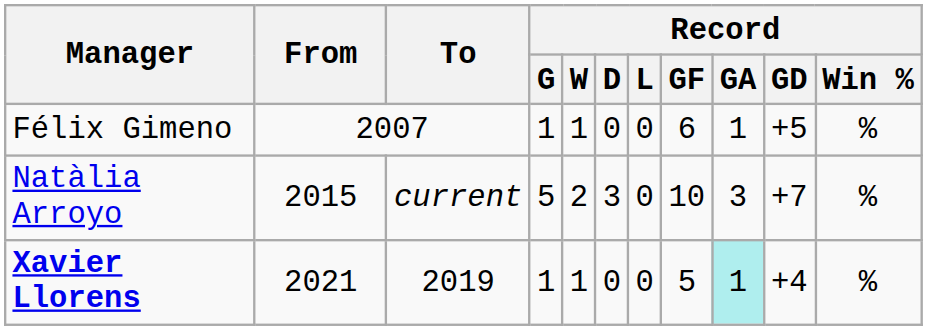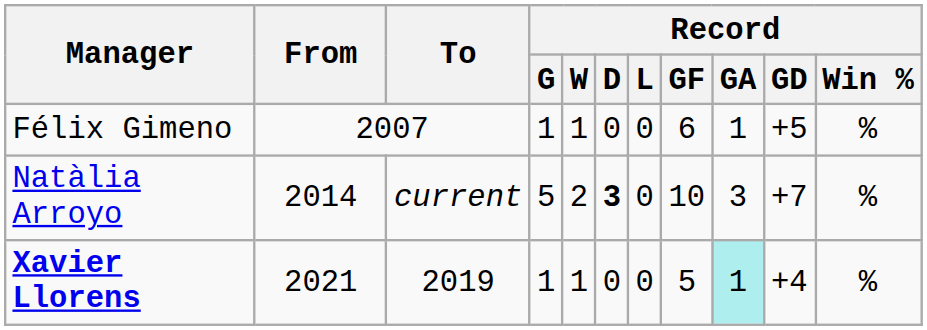(321, 197) 2015 -> (321, 197) 2014
(612, 197) normal -> (612, 197) bold
